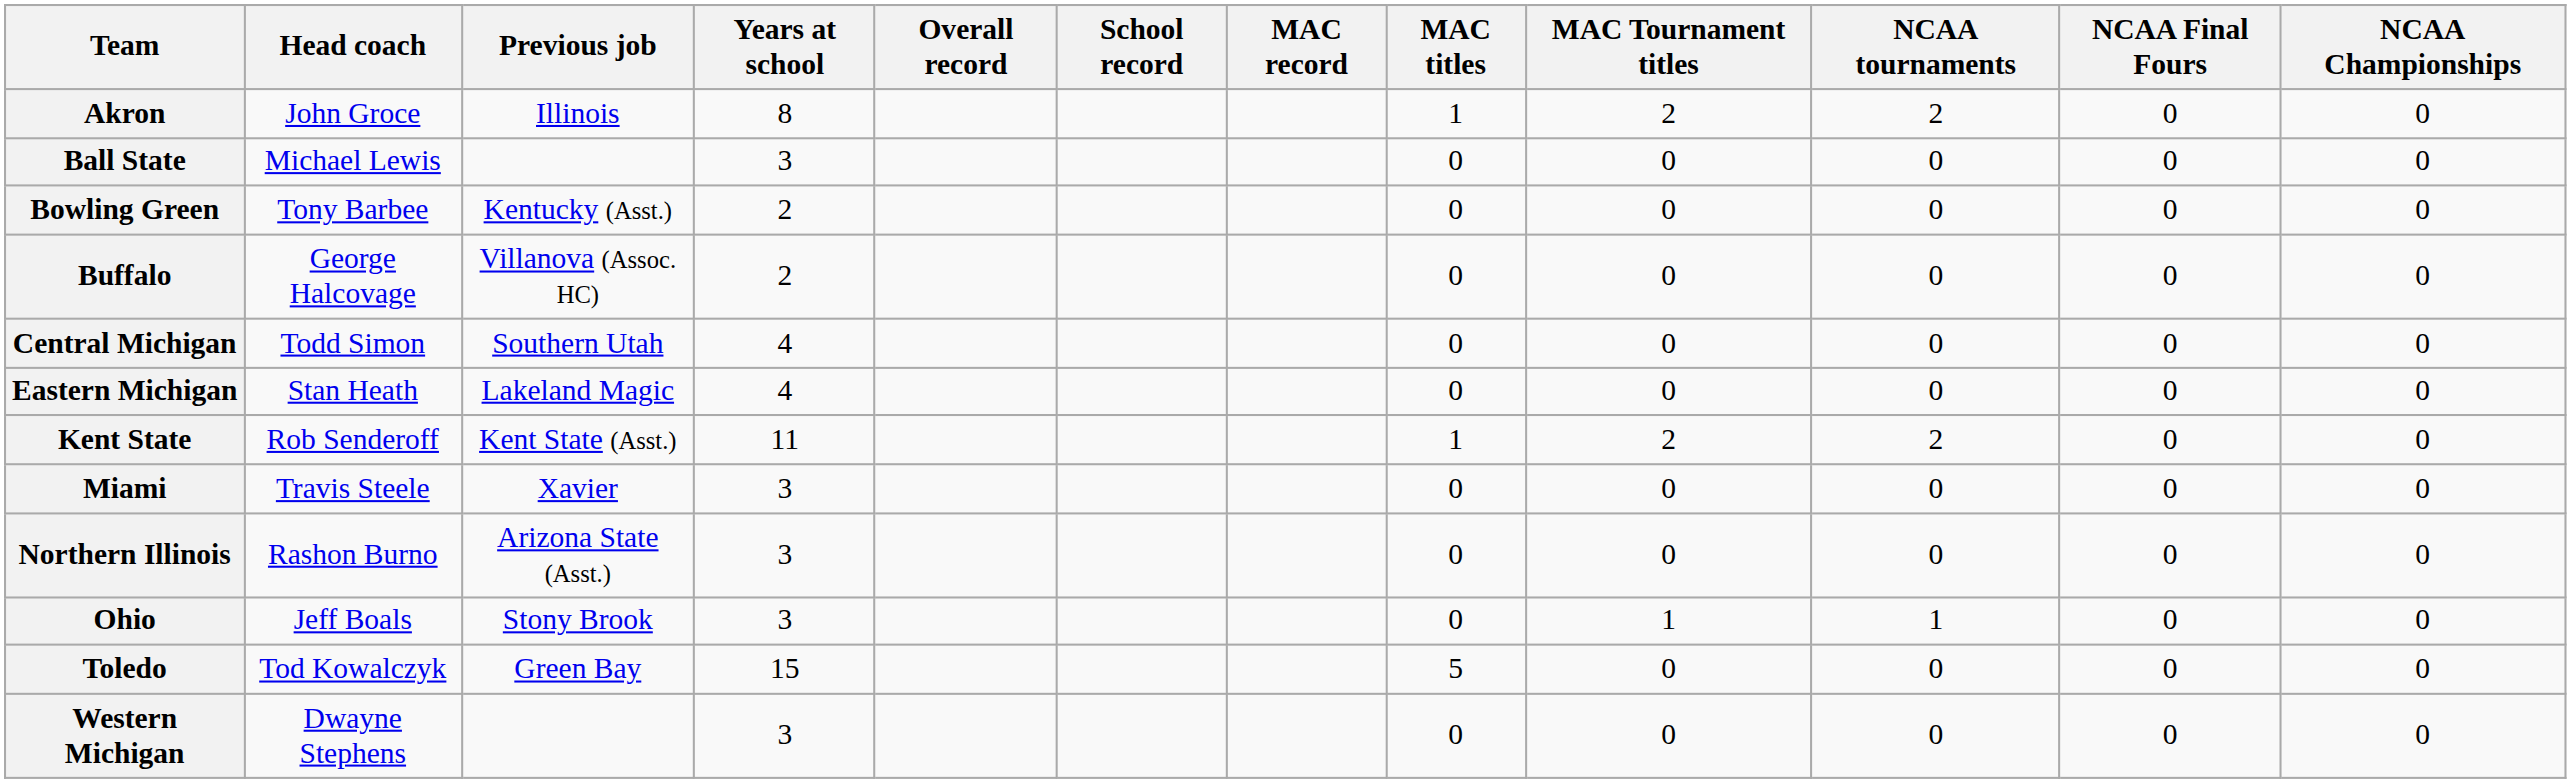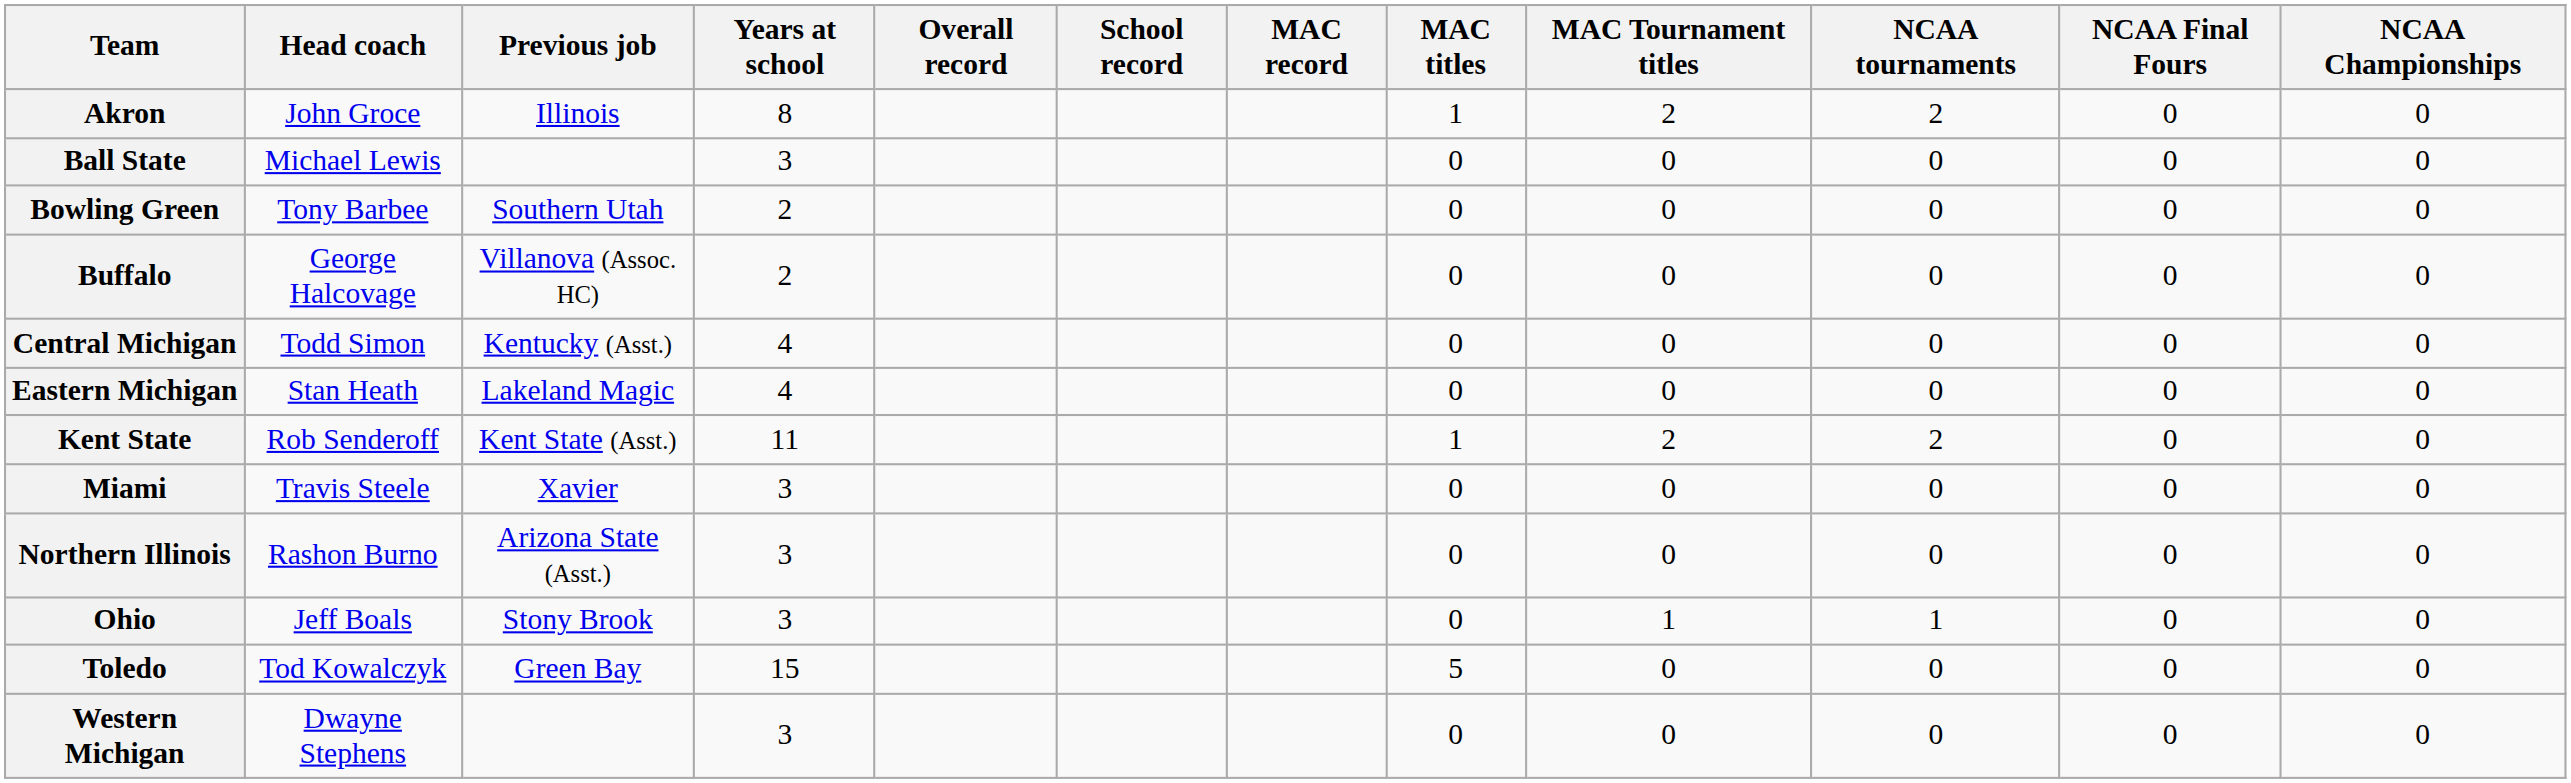(578, 210) Kentucky (Asst.) -> (578, 210) Southern Utah
(578, 342) Southern Utah -> (578, 342) Kentucky (Asst.)
